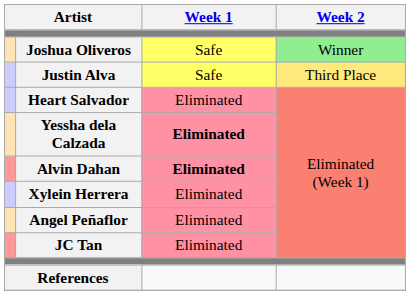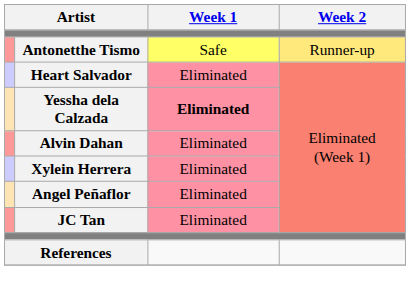- row: (79, 49)
+ row: (81, 49)
- row: (79, 75)
(209, 169) bold -> (213, 143) normal
